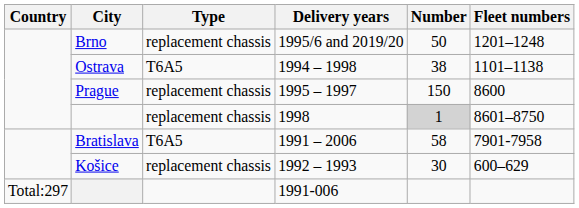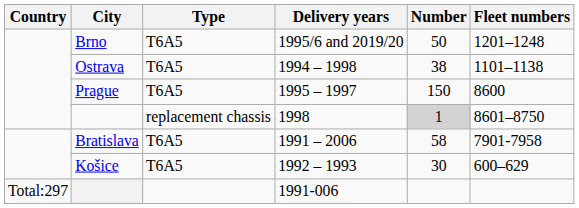(208, 41) replacement chassis -> (164, 41) T6A5
(208, 91) replacement chassis -> (164, 91) T6A5
(208, 166) replacement chassis -> (164, 166) T6A5
